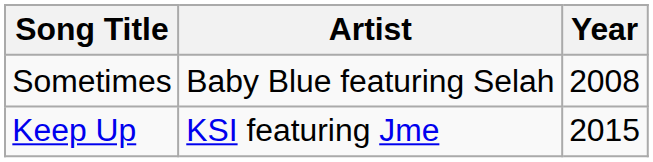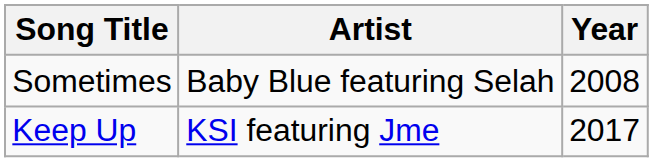(605, 130) 2015 -> (605, 130) 2017
